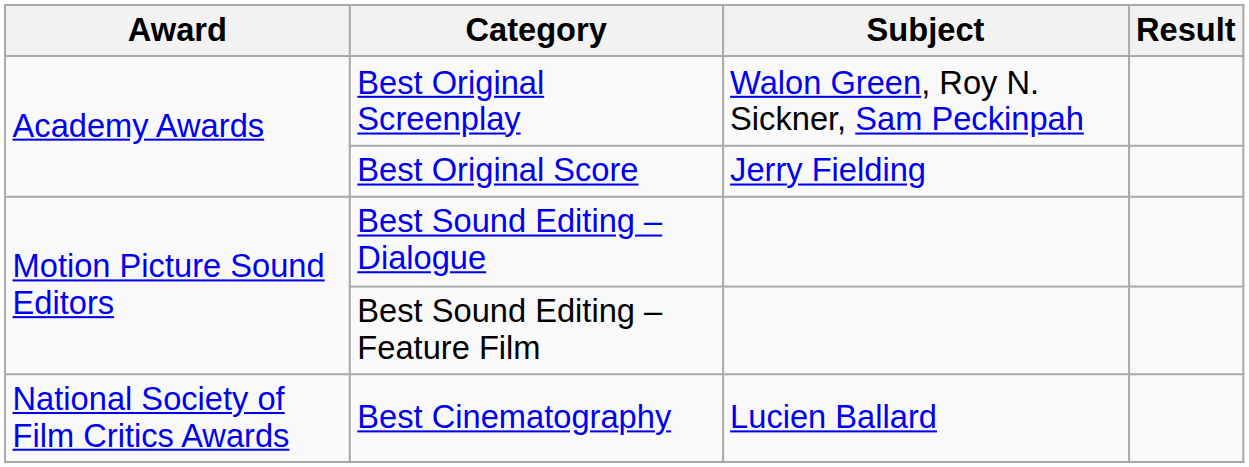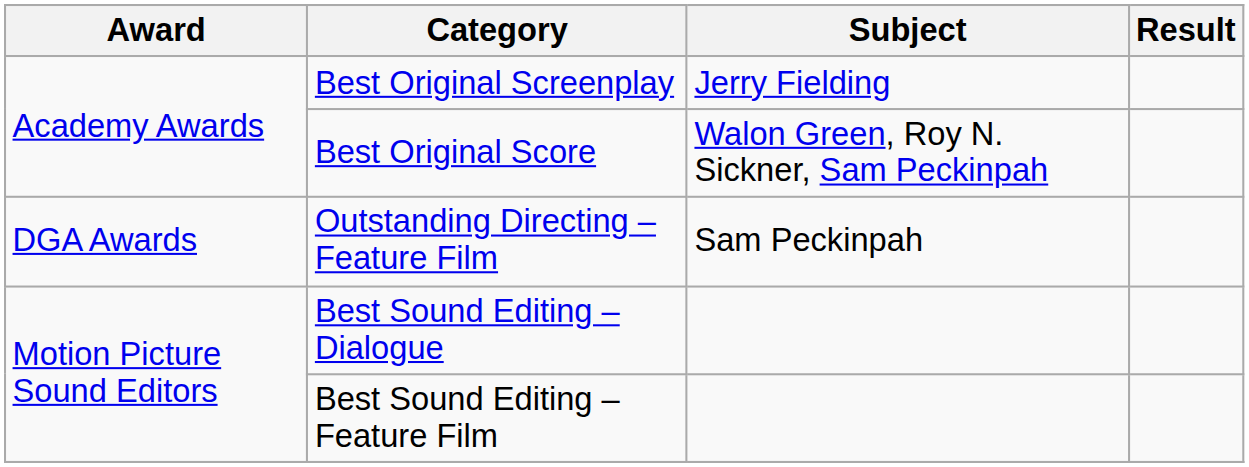(907, 100) Walon Green, Roy N. Sickner, Sam Peckinpah -> (792, 82) Jerry Fielding
(828, 170) Jerry Fielding -> (871, 152) Walon Green, Roy N. Sickner, Sam Peckinpah
+ row: (485, 240)
- row: (514, 417)
